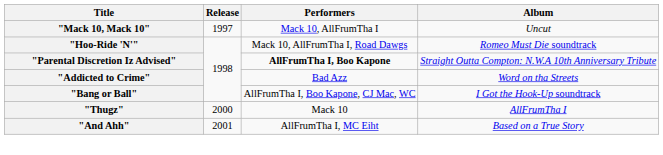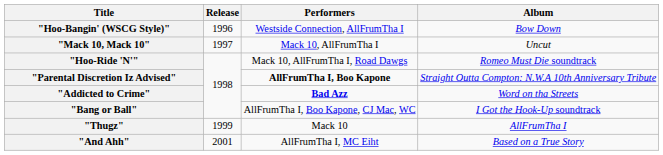+ row: (104, 28)
(330, 77) normal -> (330, 93) bold
(222, 110) 2000 -> (222, 126) 1999
